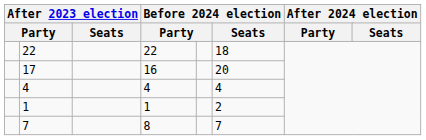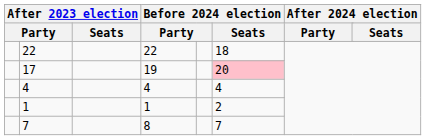(150, 70) 16 -> (150, 70) 19
(222, 70) no background -> (222, 70) pink background
